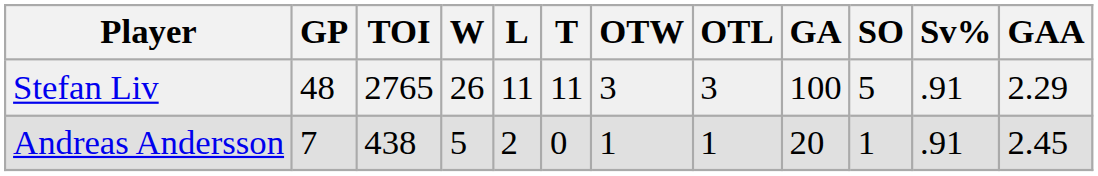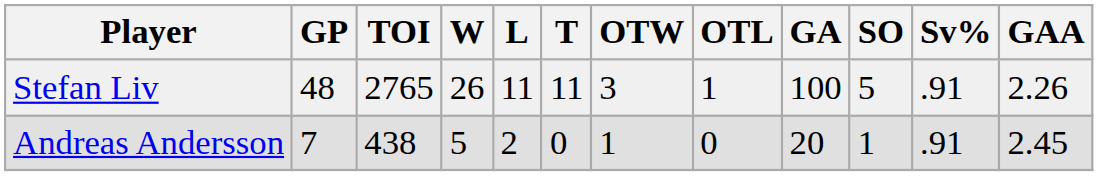(709, 87) 3 -> (709, 87) 1
(1038, 87) 2.29 -> (1038, 87) 2.26
(709, 142) 1 -> (709, 142) 0
